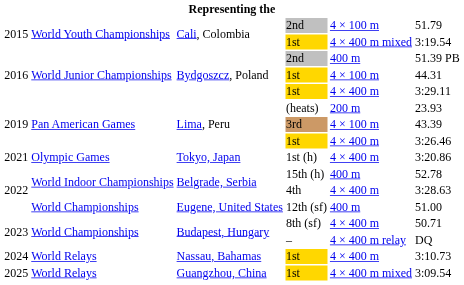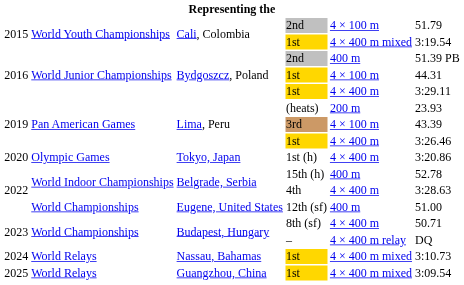(16, 157) 2021 -> (16, 157) 2020
(354, 256) 4 × 400 m -> (371, 256) 4 × 400 m mixed
